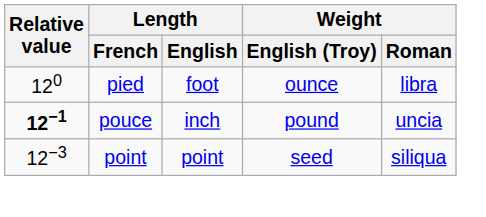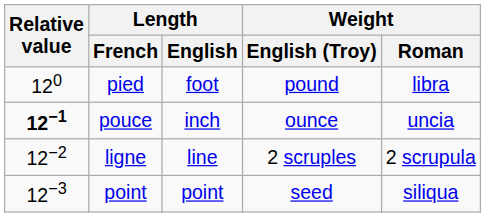(312, 84) ounce -> (312, 84) pound
(312, 120) pound -> (312, 120) ounce
+ row: (126, 157)
